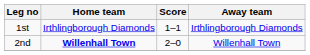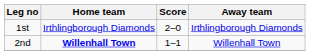(173, 27) 1–1 -> (173, 27) 2–0
(173, 43) 2–0 -> (173, 43) 1–1
